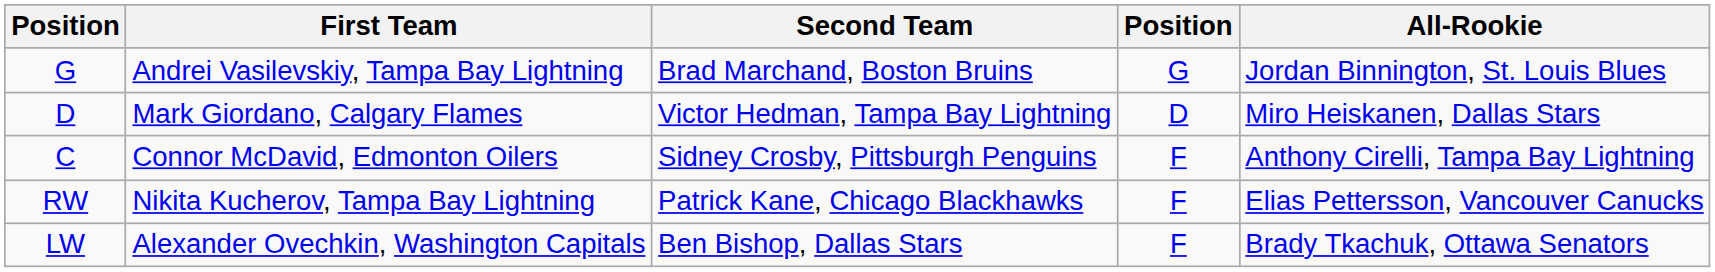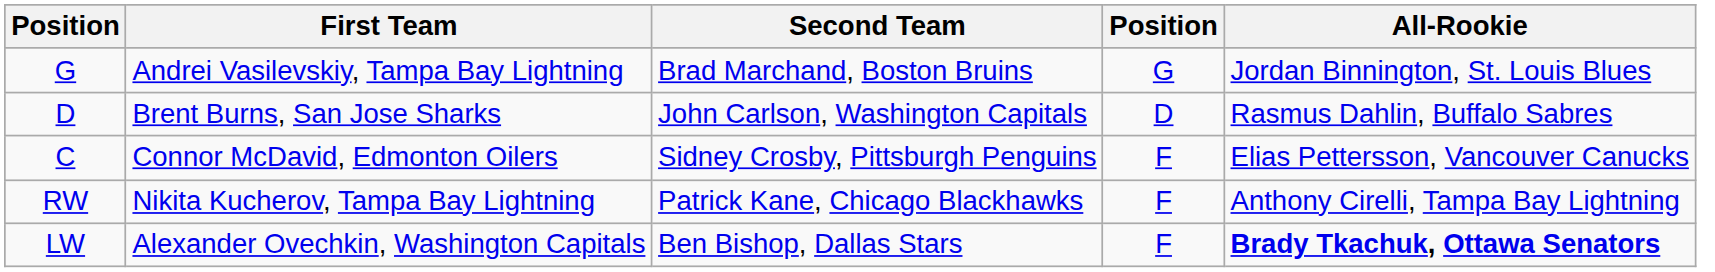+ row: (317, 113)
- row: (327, 113)
(1470, 157) Anthony Cirelli, Tampa Bay Lightning -> (1460, 157) Elias Pettersson, Vancouver Canucks
(1475, 200) Elias Pettersson, Vancouver Canucks -> (1455, 200) Anthony Cirelli, Tampa Bay Lightning
(1447, 244) normal -> (1445, 244) bold
